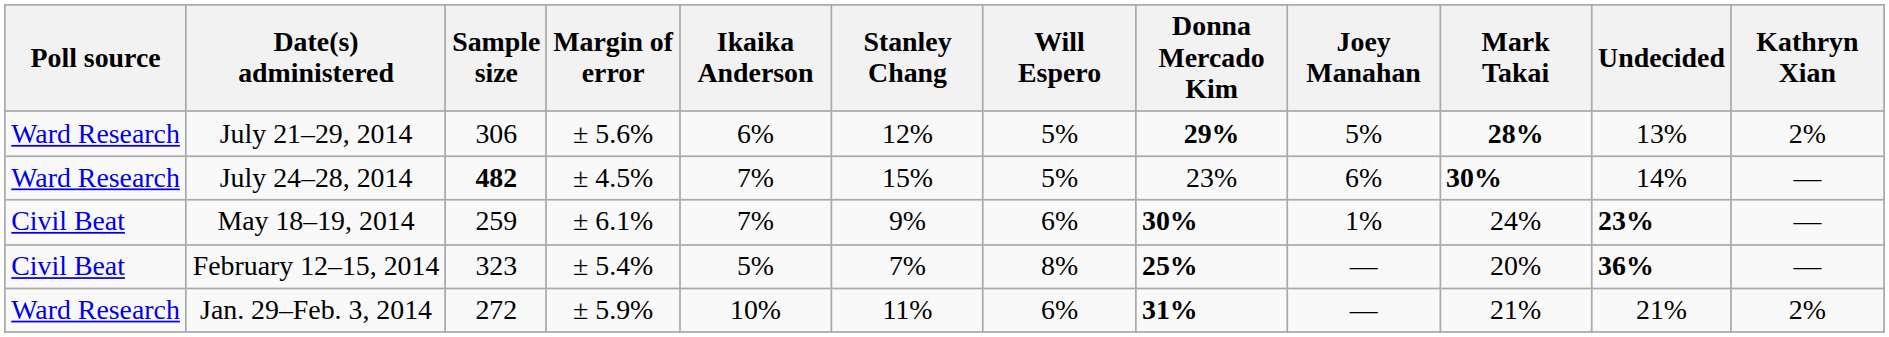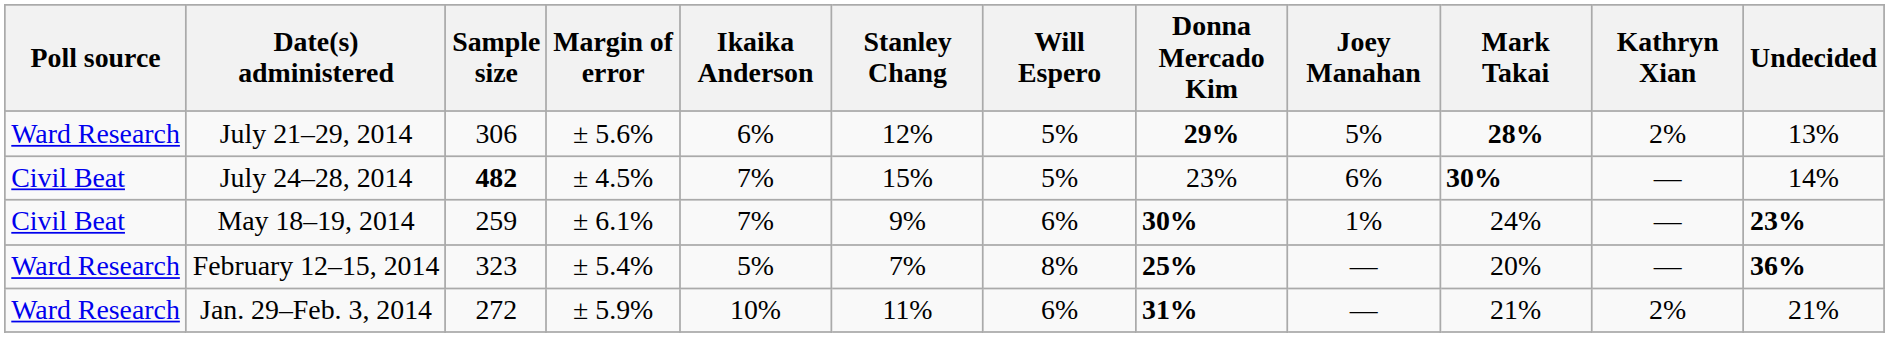columns swapped: (1807, 57) <-> (1662, 57)
(96, 177) Ward Research -> (68, 177) Civil Beat
(68, 265) Civil Beat -> (96, 265) Ward Research
